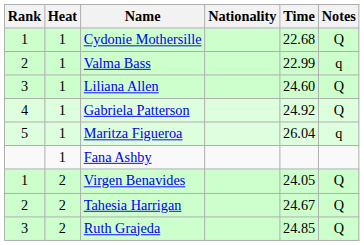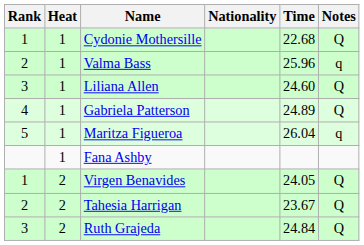(299, 63) 22.99 -> (299, 63) 25.96
(299, 110) 24.92 -> (299, 110) 24.89
(299, 204) 24.67 -> (299, 204) 23.67
(299, 228) 24.85 -> (299, 228) 24.84
